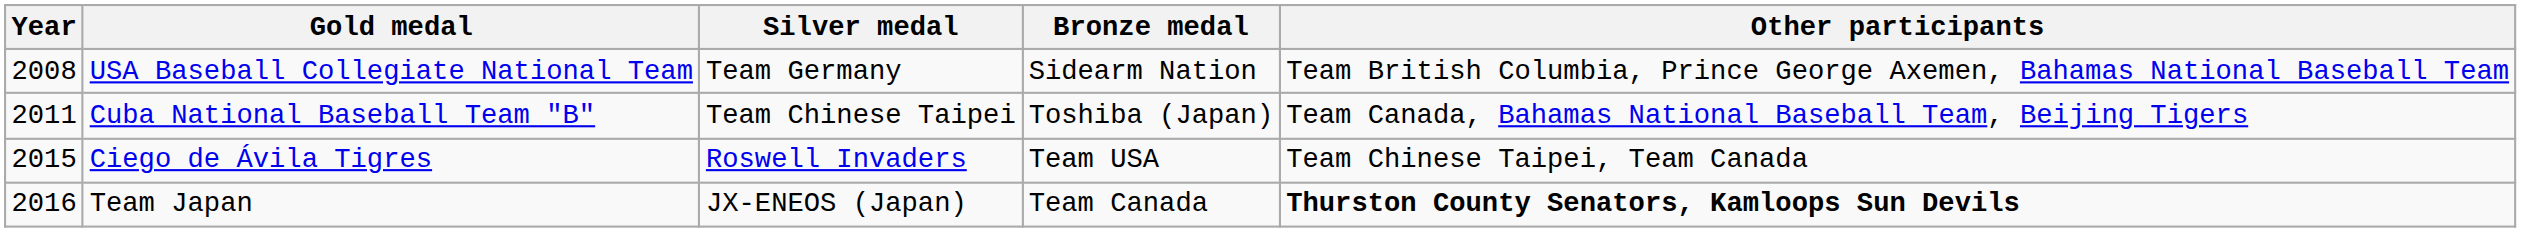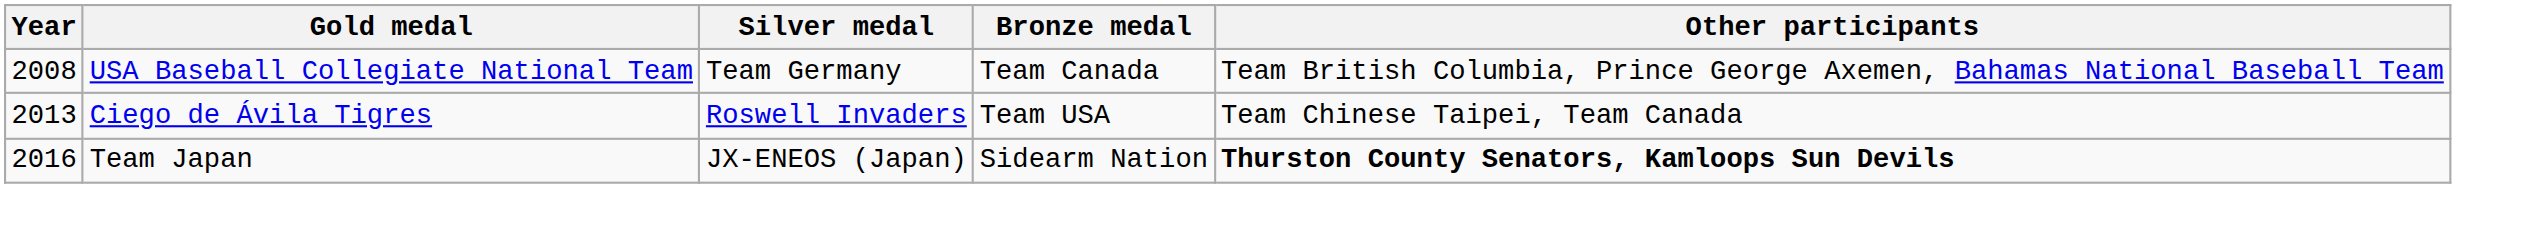(1143, 71) Sidearm Nation -> (1069, 71) Team Canada
- row: (342, 116)
(44, 160) 2015 -> (44, 116) 2013
(1118, 204) Team Canada -> (1094, 160) Sidearm Nation
